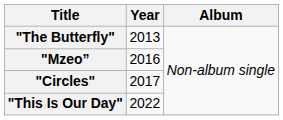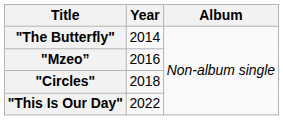(145, 37) 2013 -> (145, 37) 2014
(145, 81) 2017 -> (145, 81) 2018
